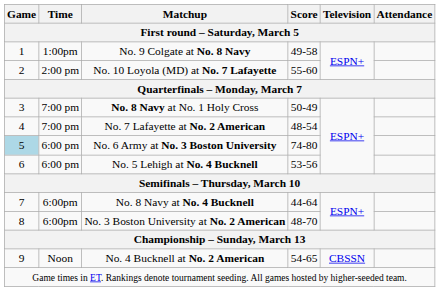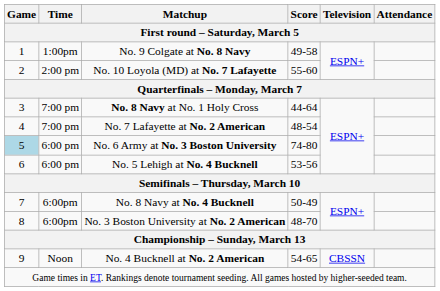(304, 108) 50-49 -> (304, 108) 44-64
(304, 202) 44-64 -> (304, 202) 50-49
